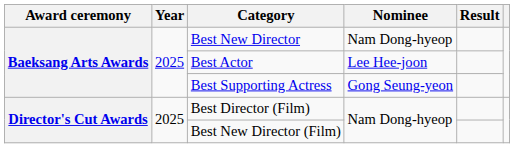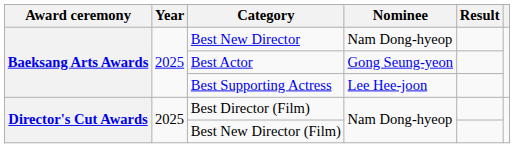(387, 62) Lee Hee-joon -> (400, 62) Gong Seung-yeon
(400, 85) Gong Seung-yeon -> (387, 85) Lee Hee-joon
